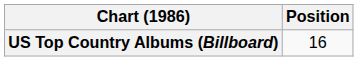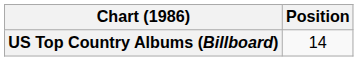(318, 42) 16 -> (318, 42) 14
